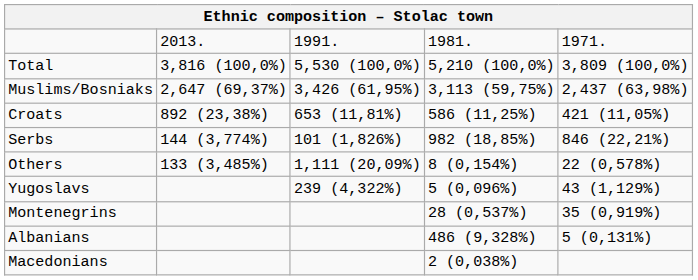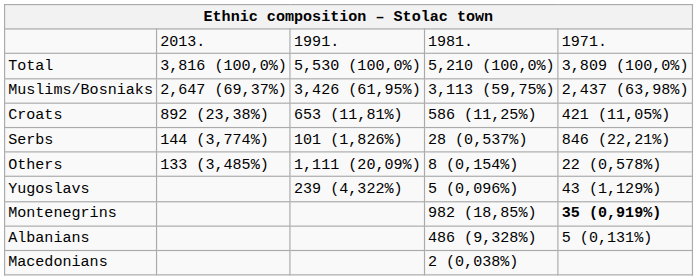(482, 140) 982 (18,85%) -> (478, 140) 28 (0,537%)
(478, 213) 28 (0,537%) -> (482, 213) 982 (18,85%)
(612, 213) normal -> (612, 213) bold
